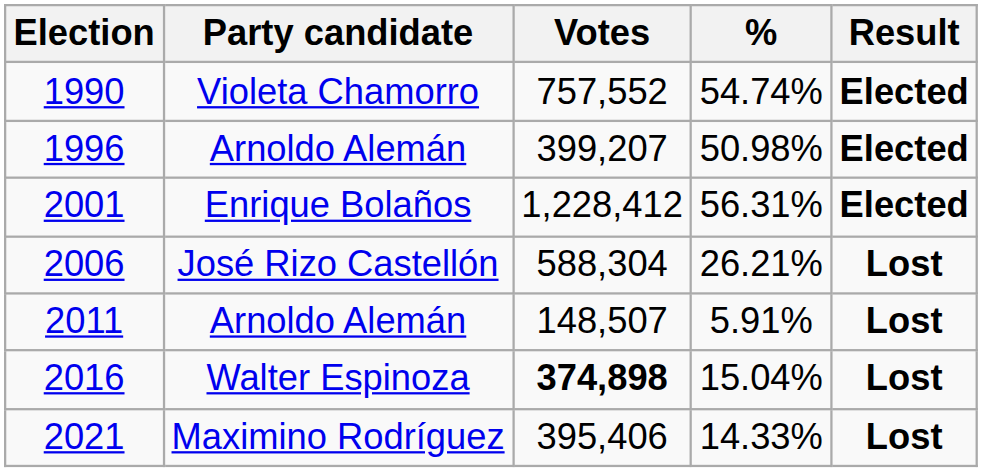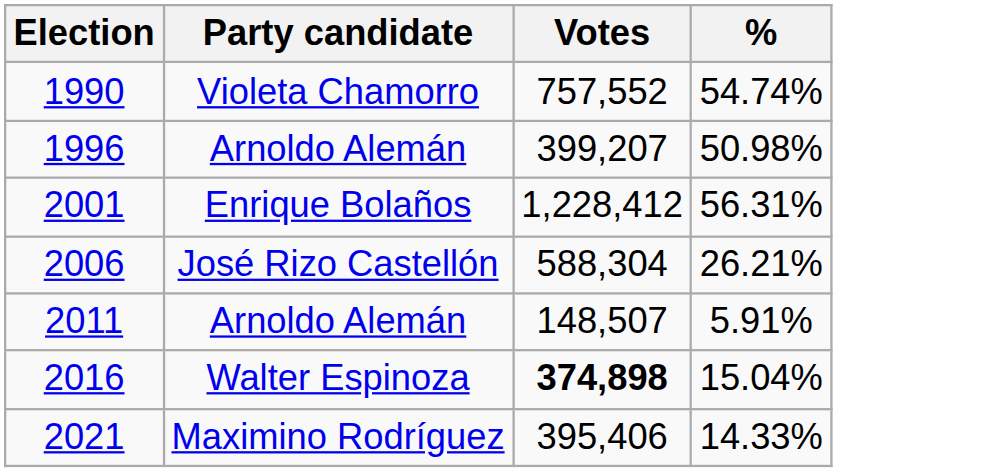- column: (904, 33)
